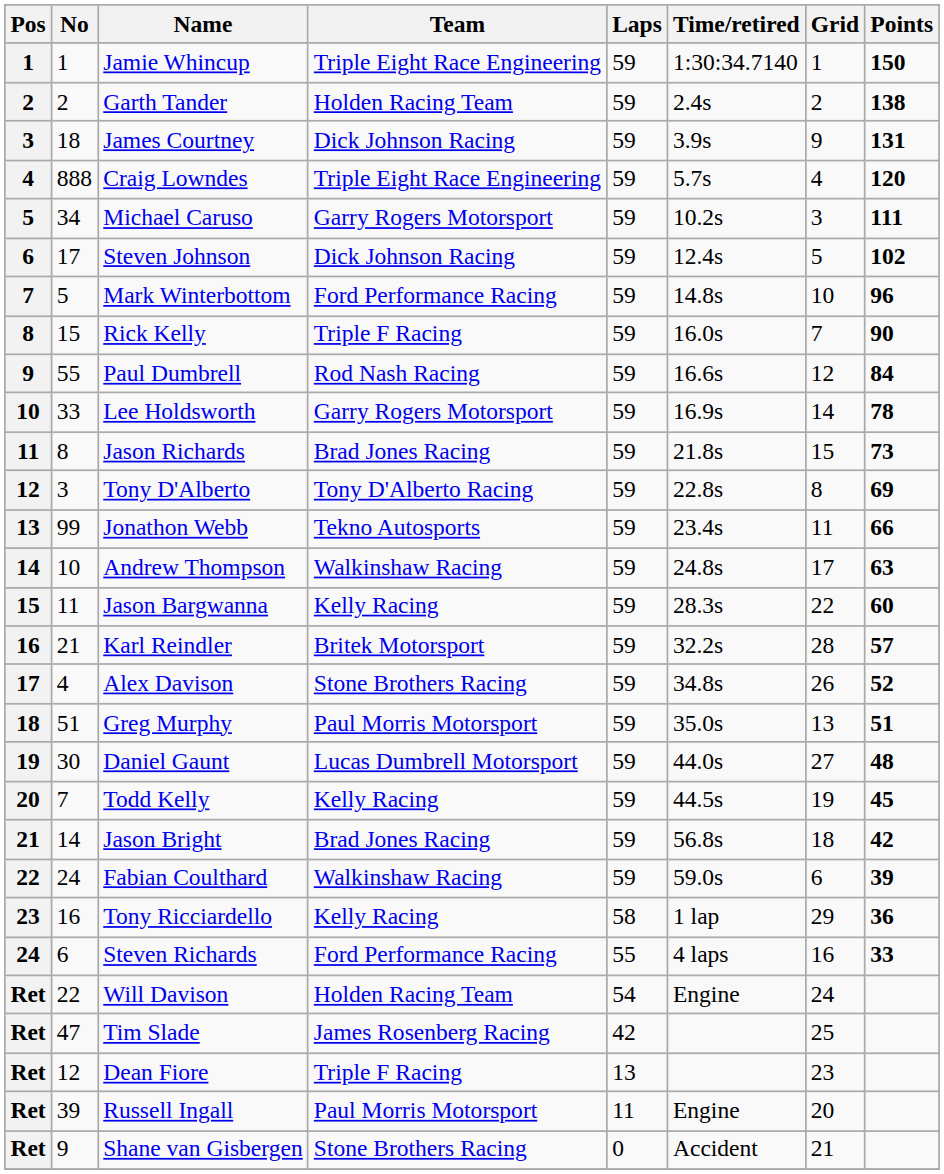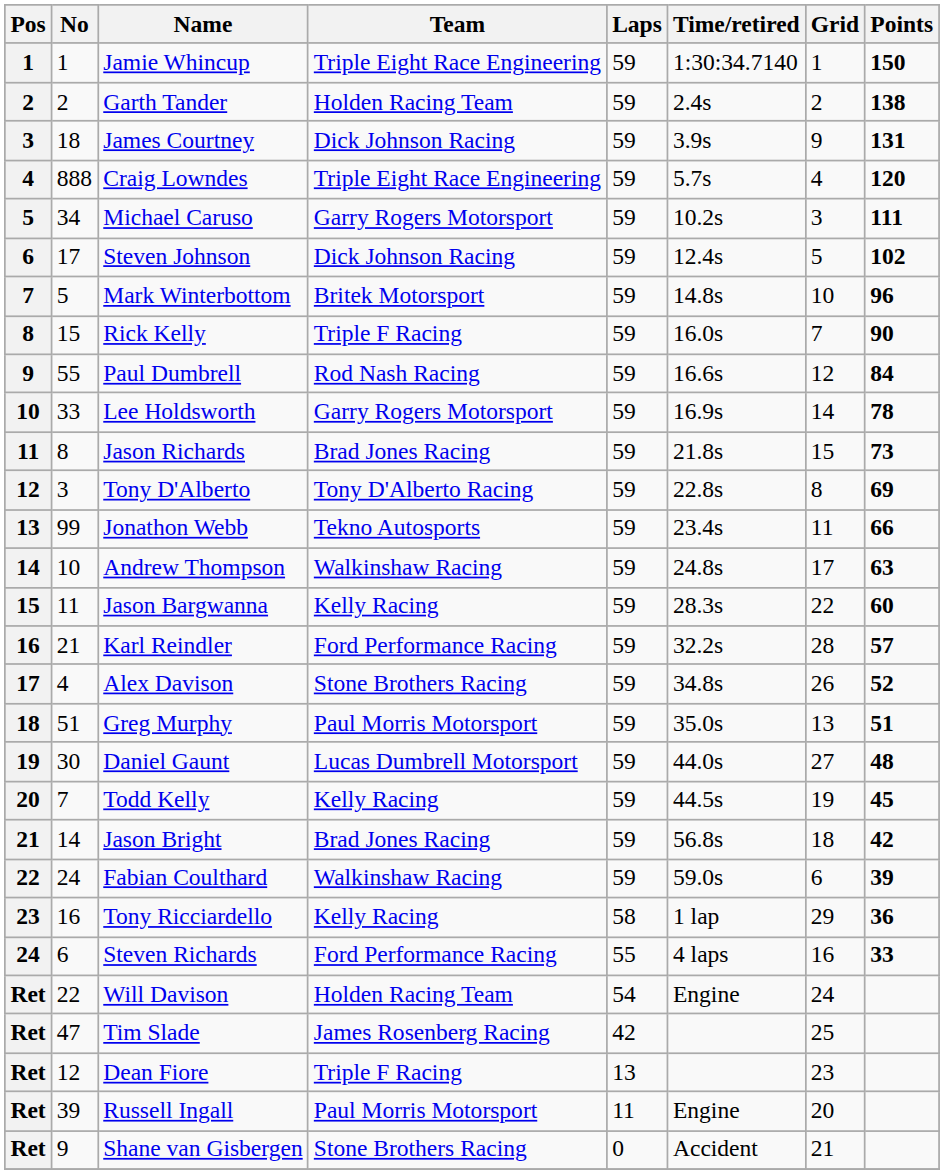(435, 295) Ford Performance Racing -> (399, 295) Britek Motorsport
(399, 644) Britek Motorsport -> (435, 644) Ford Performance Racing
